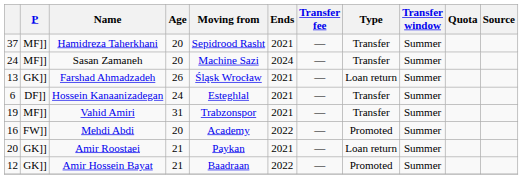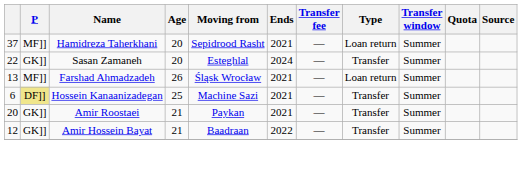(371, 43) Transfer -> (371, 43) Loan return
(12, 60) 24 -> (12, 60) 22
(35, 60) MF]] -> (35, 60) GK]]
(229, 60) Machine Sazi -> (228, 60) Esteghlal
(35, 78) GK]] -> (35, 78) MF]]
(35, 95) no background -> (35, 95) khaki background
(178, 95) 24 -> (177, 95) 25
(229, 95) Esteghlal -> (228, 95) Machine Sazi
- row: (108, 113)
- row: (108, 130)
(371, 148) Loan return -> (371, 113) Transfer
(371, 165) Promoted -> (371, 130) Transfer
